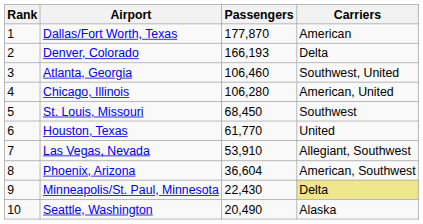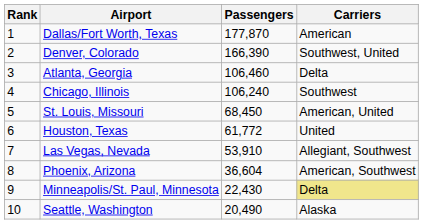(247, 53) 166,193 -> (247, 53) 166,390
(314, 53) Delta -> (349, 53) Southwest, United
(349, 73) Southwest, United -> (314, 73) Delta
(247, 92) 106,280 -> (247, 92) 106,240
(347, 92) American, United -> (328, 92) Southwest
(328, 112) Southwest -> (347, 112) American, United
(243, 131) 61,770 -> (243, 131) 61,772
